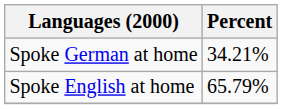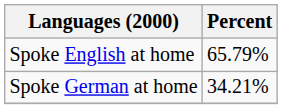rows swapped: (102, 87) <-> (104, 54)
